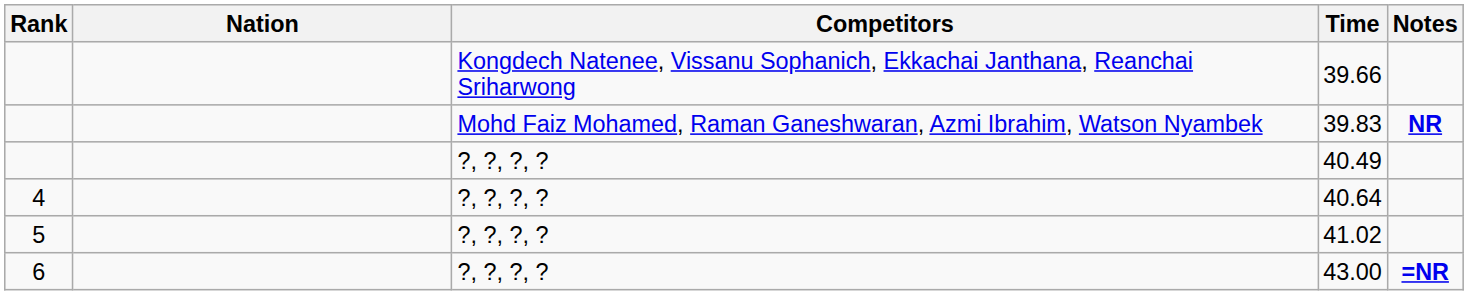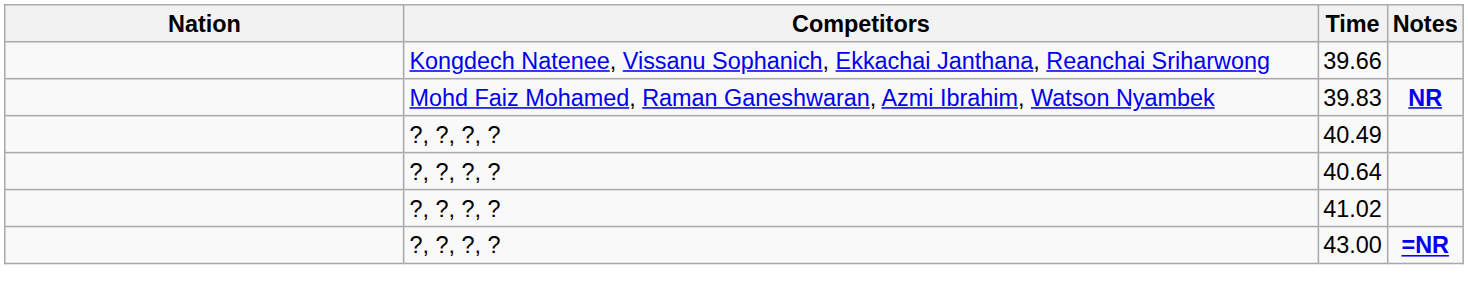- column: (39, 23)
